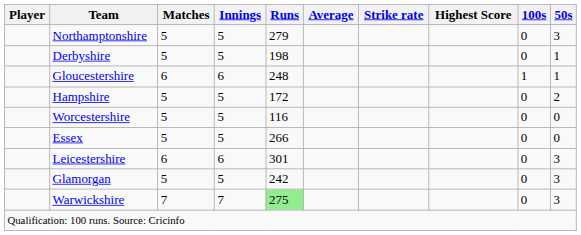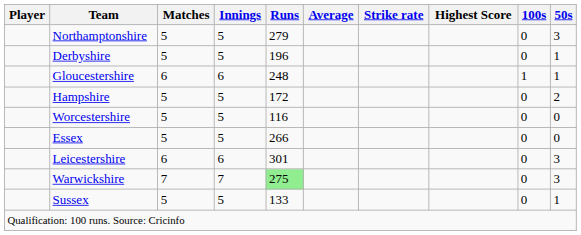(279, 55) 198 -> (279, 55) 196
- row: (82, 179)
+ row: (71, 199)
